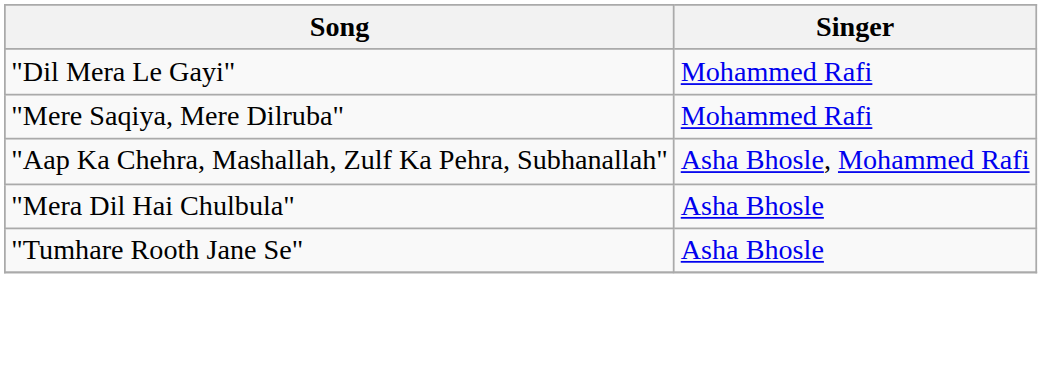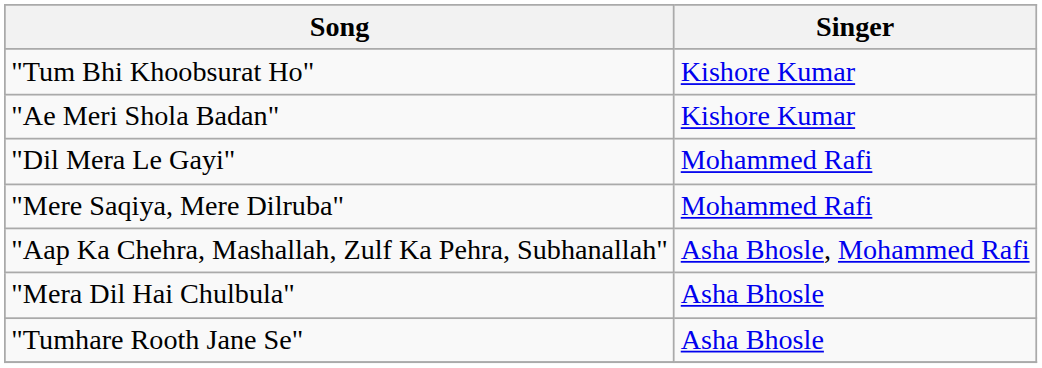+ row: (163, 71)
+ row: (145, 116)
